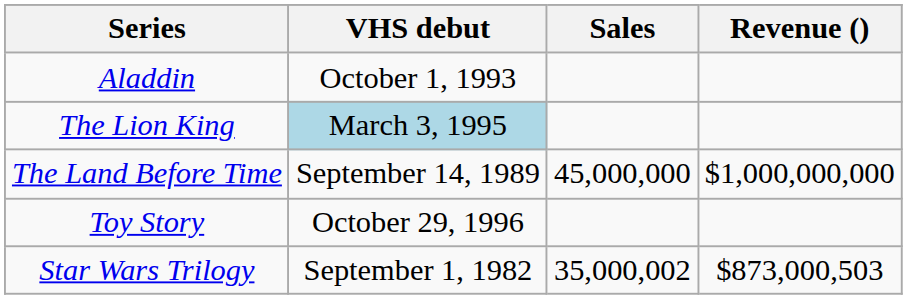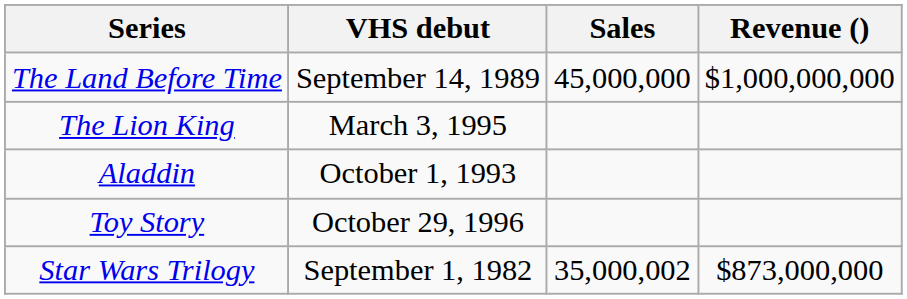rows swapped: (147, 76) <-> (147, 173)
(418, 125) lightblue background -> (418, 125) no background
(800, 269) $873,000,503 -> (800, 269) $873,000,000
